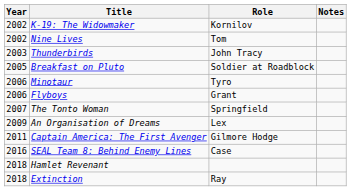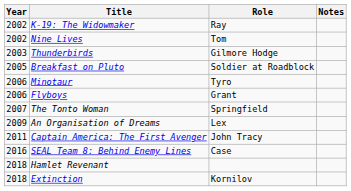(232, 25) Kornilov -> (219, 25) Ray
(237, 53) John Tracy -> (244, 53) Gilmore Hodge
(244, 137) Gilmore Hodge -> (237, 137) John Tracy
(219, 179) Ray -> (232, 179) Kornilov
